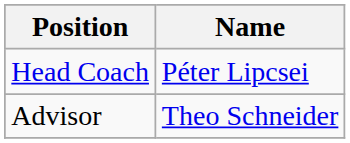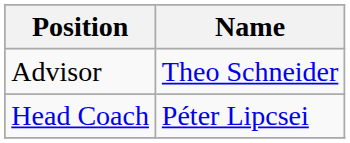rows swapped: (80, 71) <-> (56, 115)
